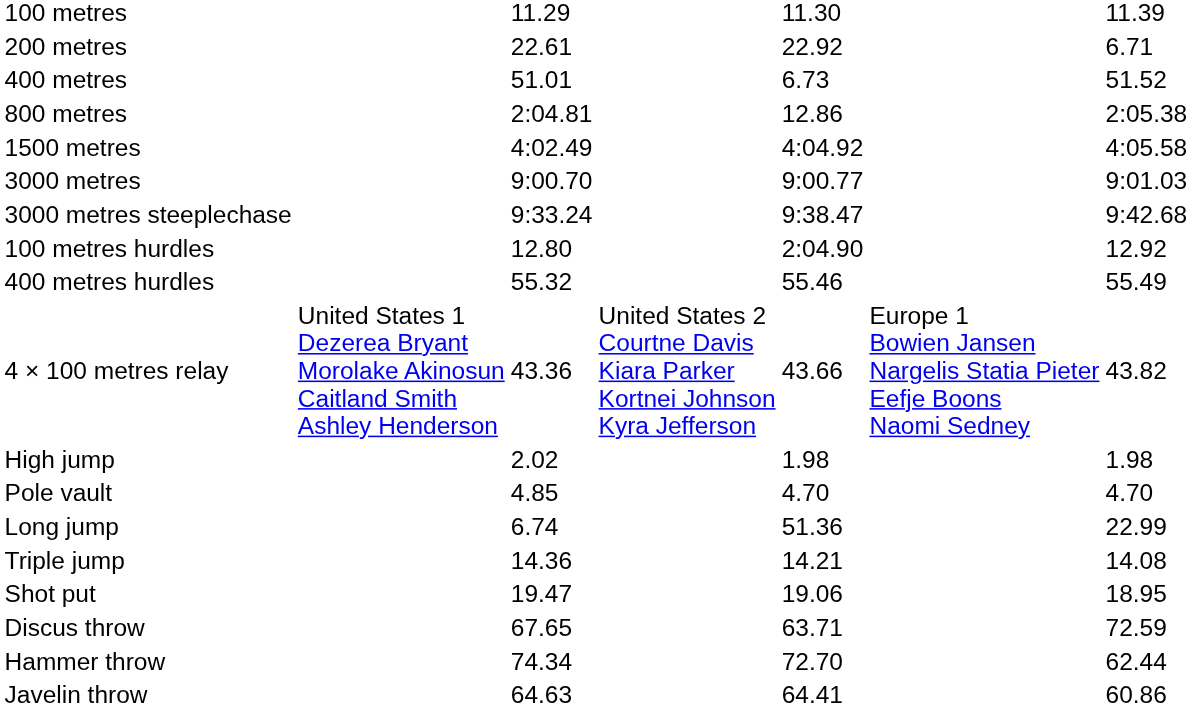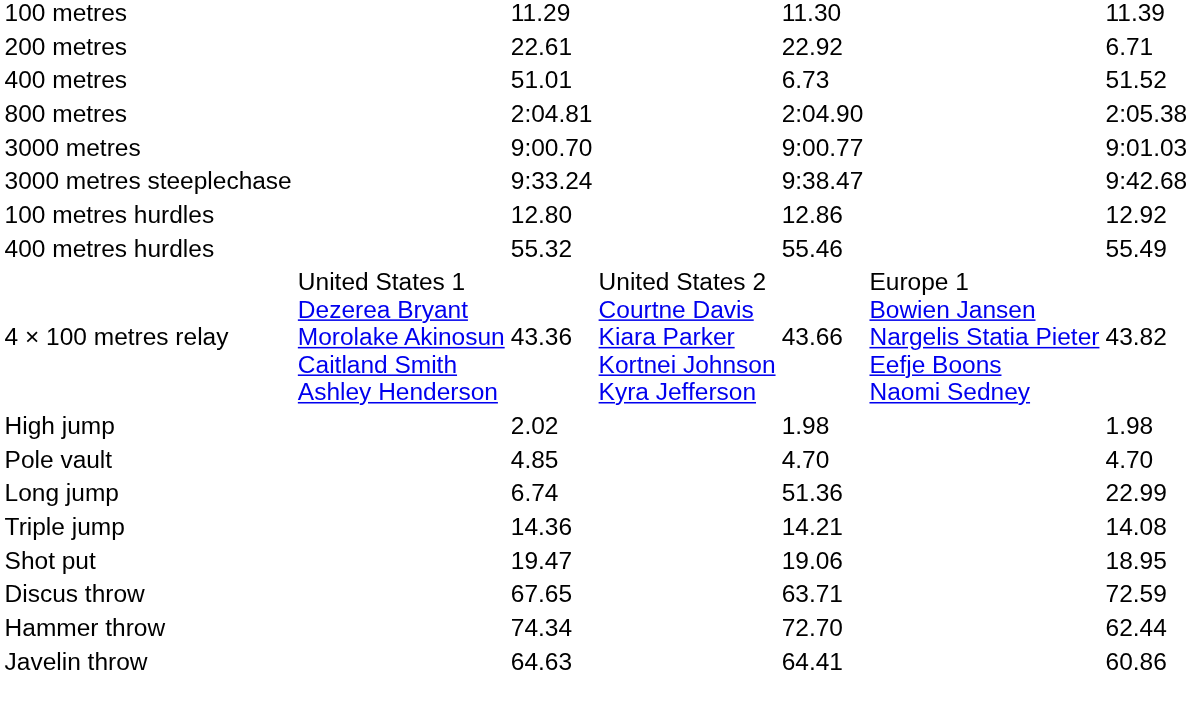(812, 114) 12.86 -> (823, 114) 2:04.90
- row: (73, 147)
(823, 248) 2:04.90 -> (812, 215) 12.86
